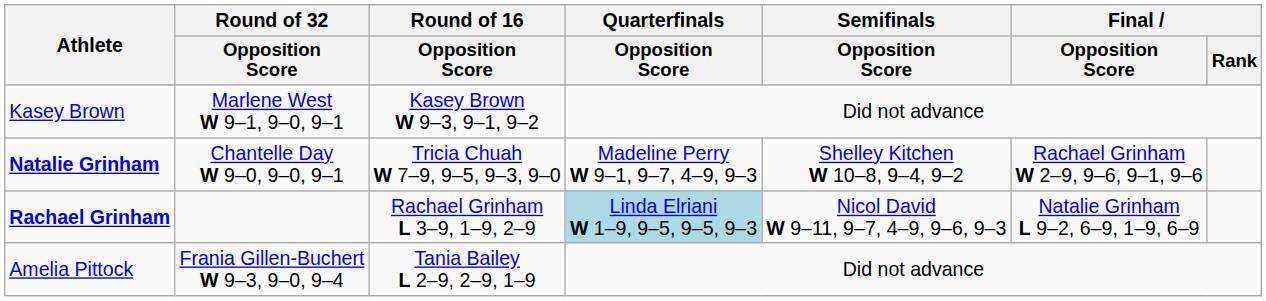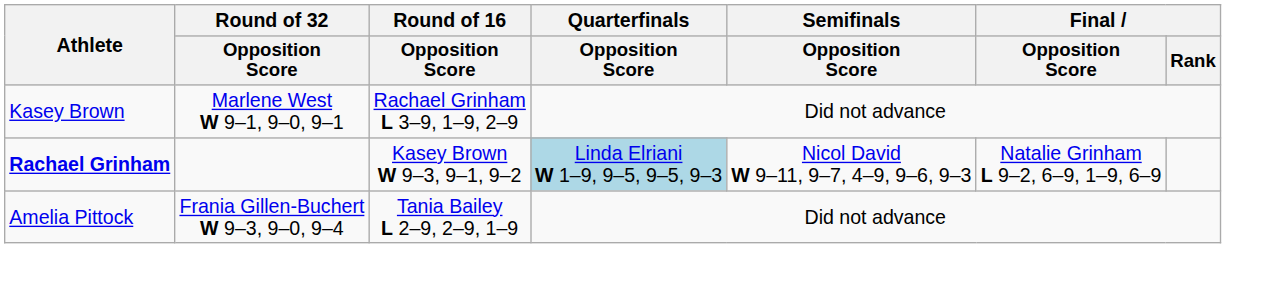(467, 112) Kasey Brown W 9–3, 9–1, 9–2 -> (450, 112) Rachael Grinham L 3–9, 1–9, 2–9
- row: (84, 165)
(467, 217) Rachael Grinham L 3–9, 1–9, 2–9 -> (450, 165) Kasey Brown W 9–3, 9–1, 9–2
